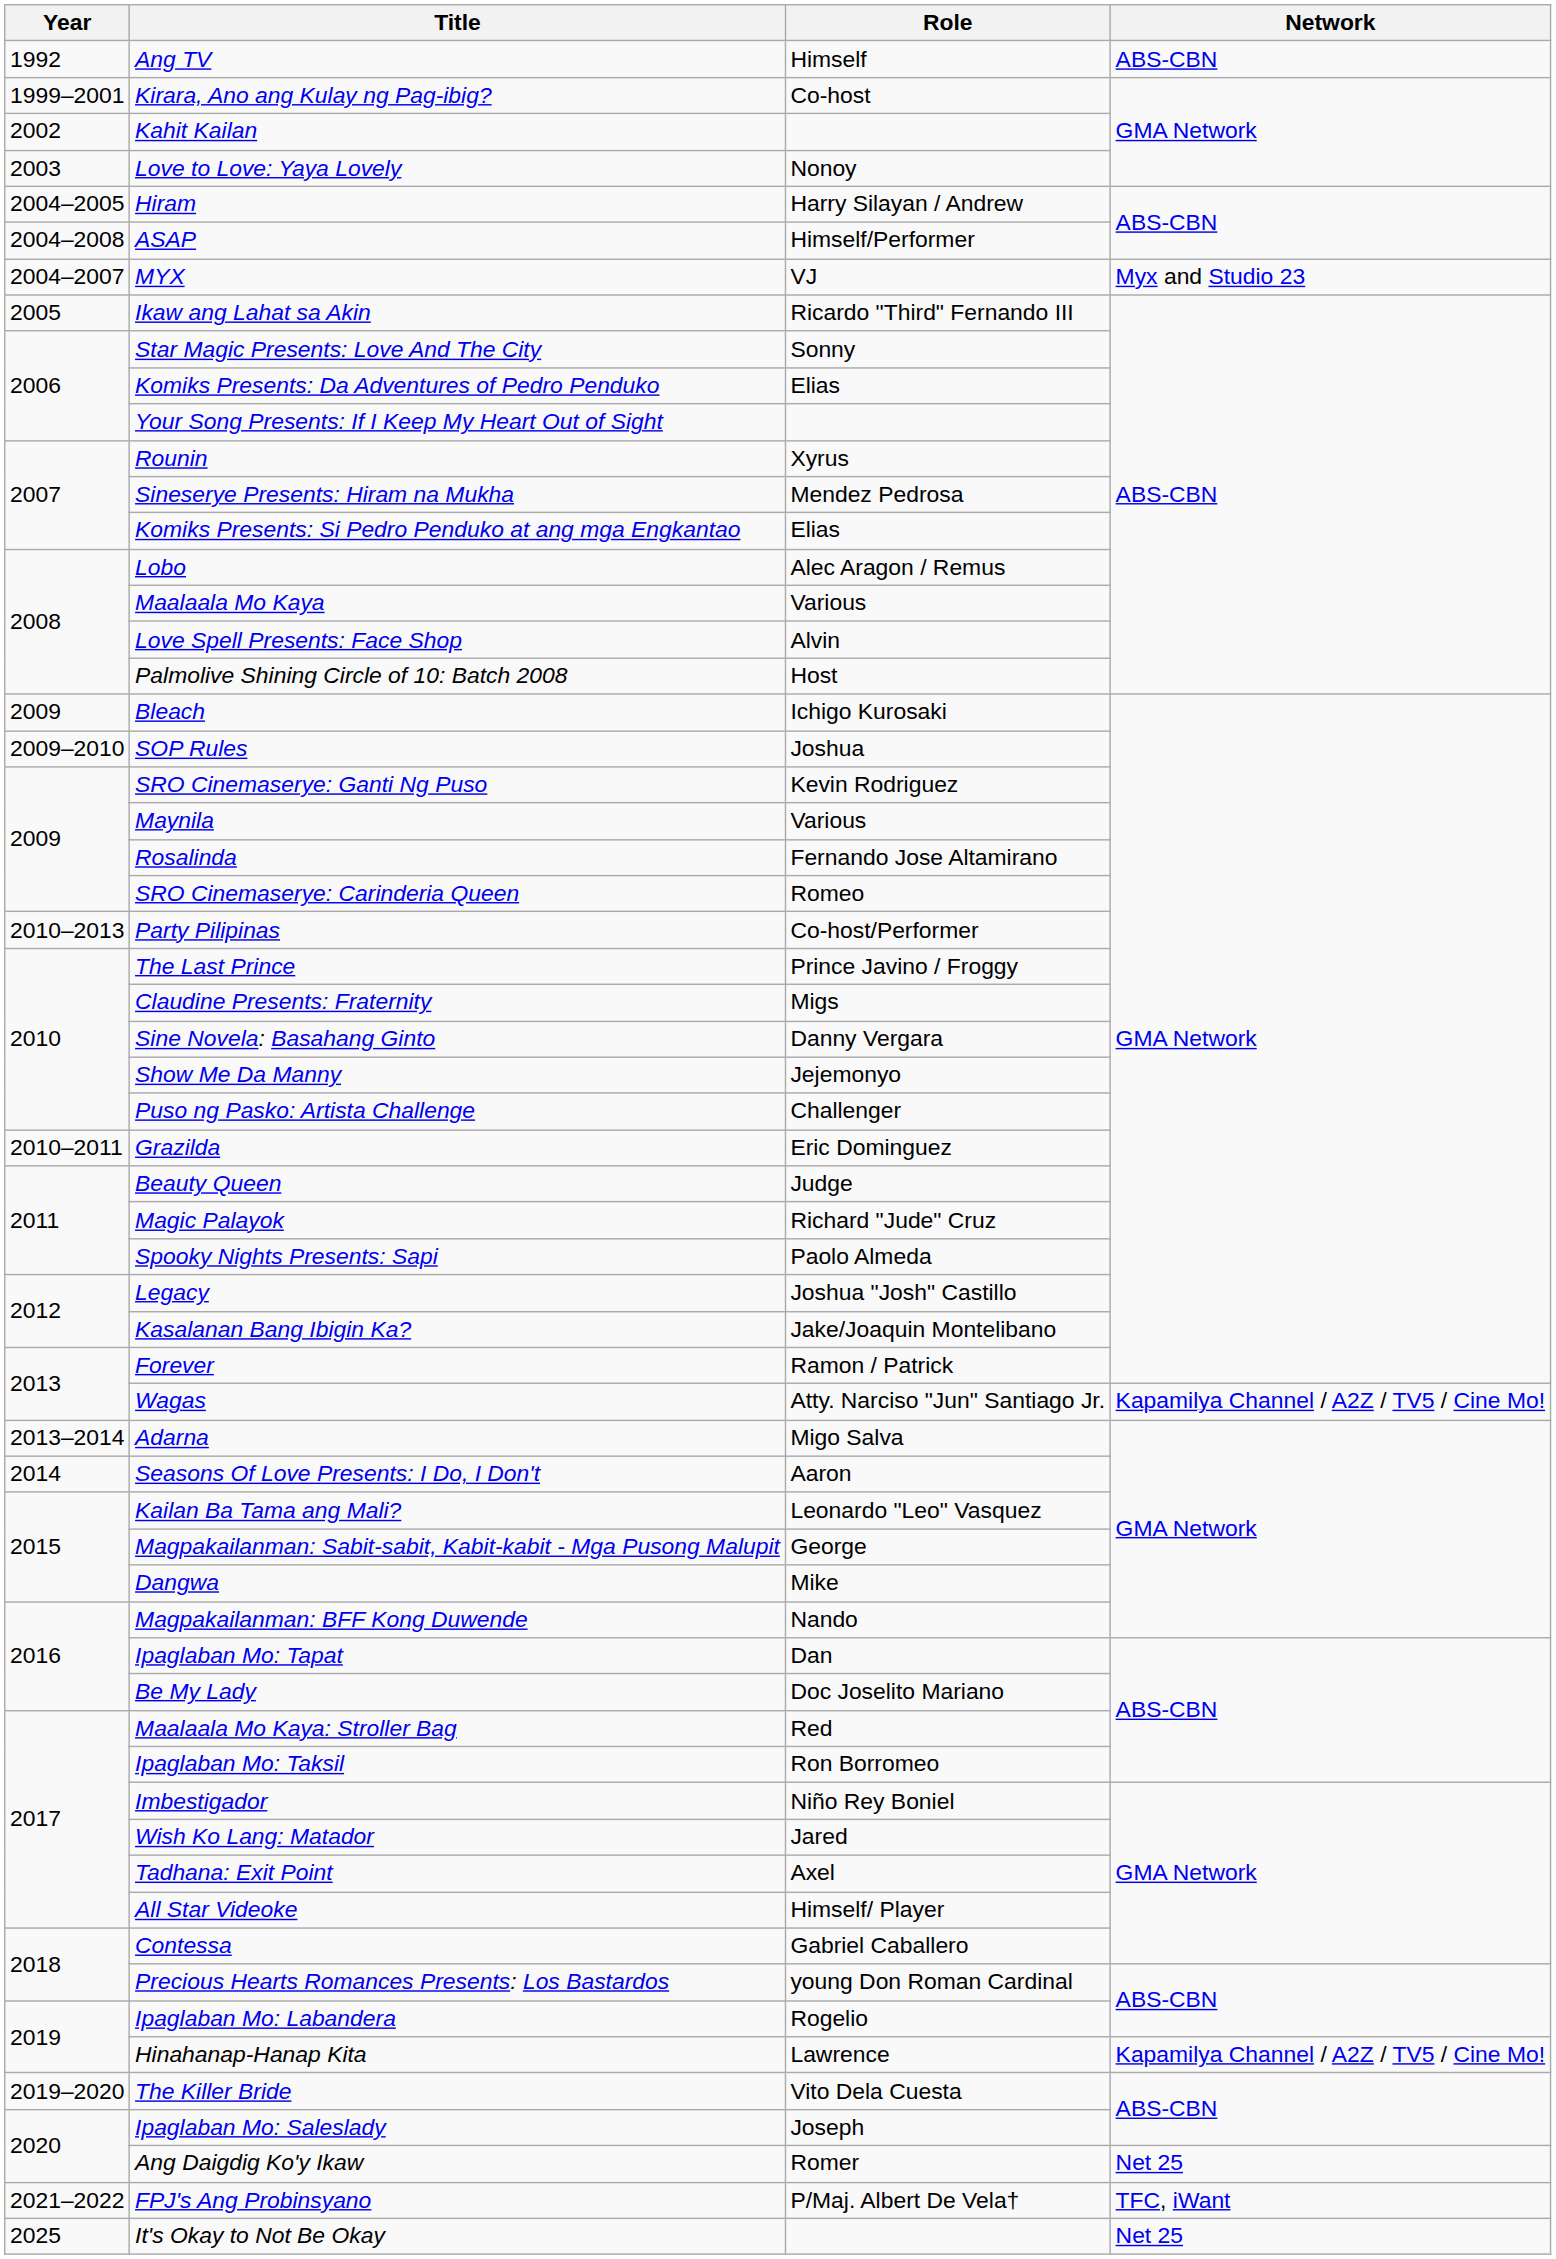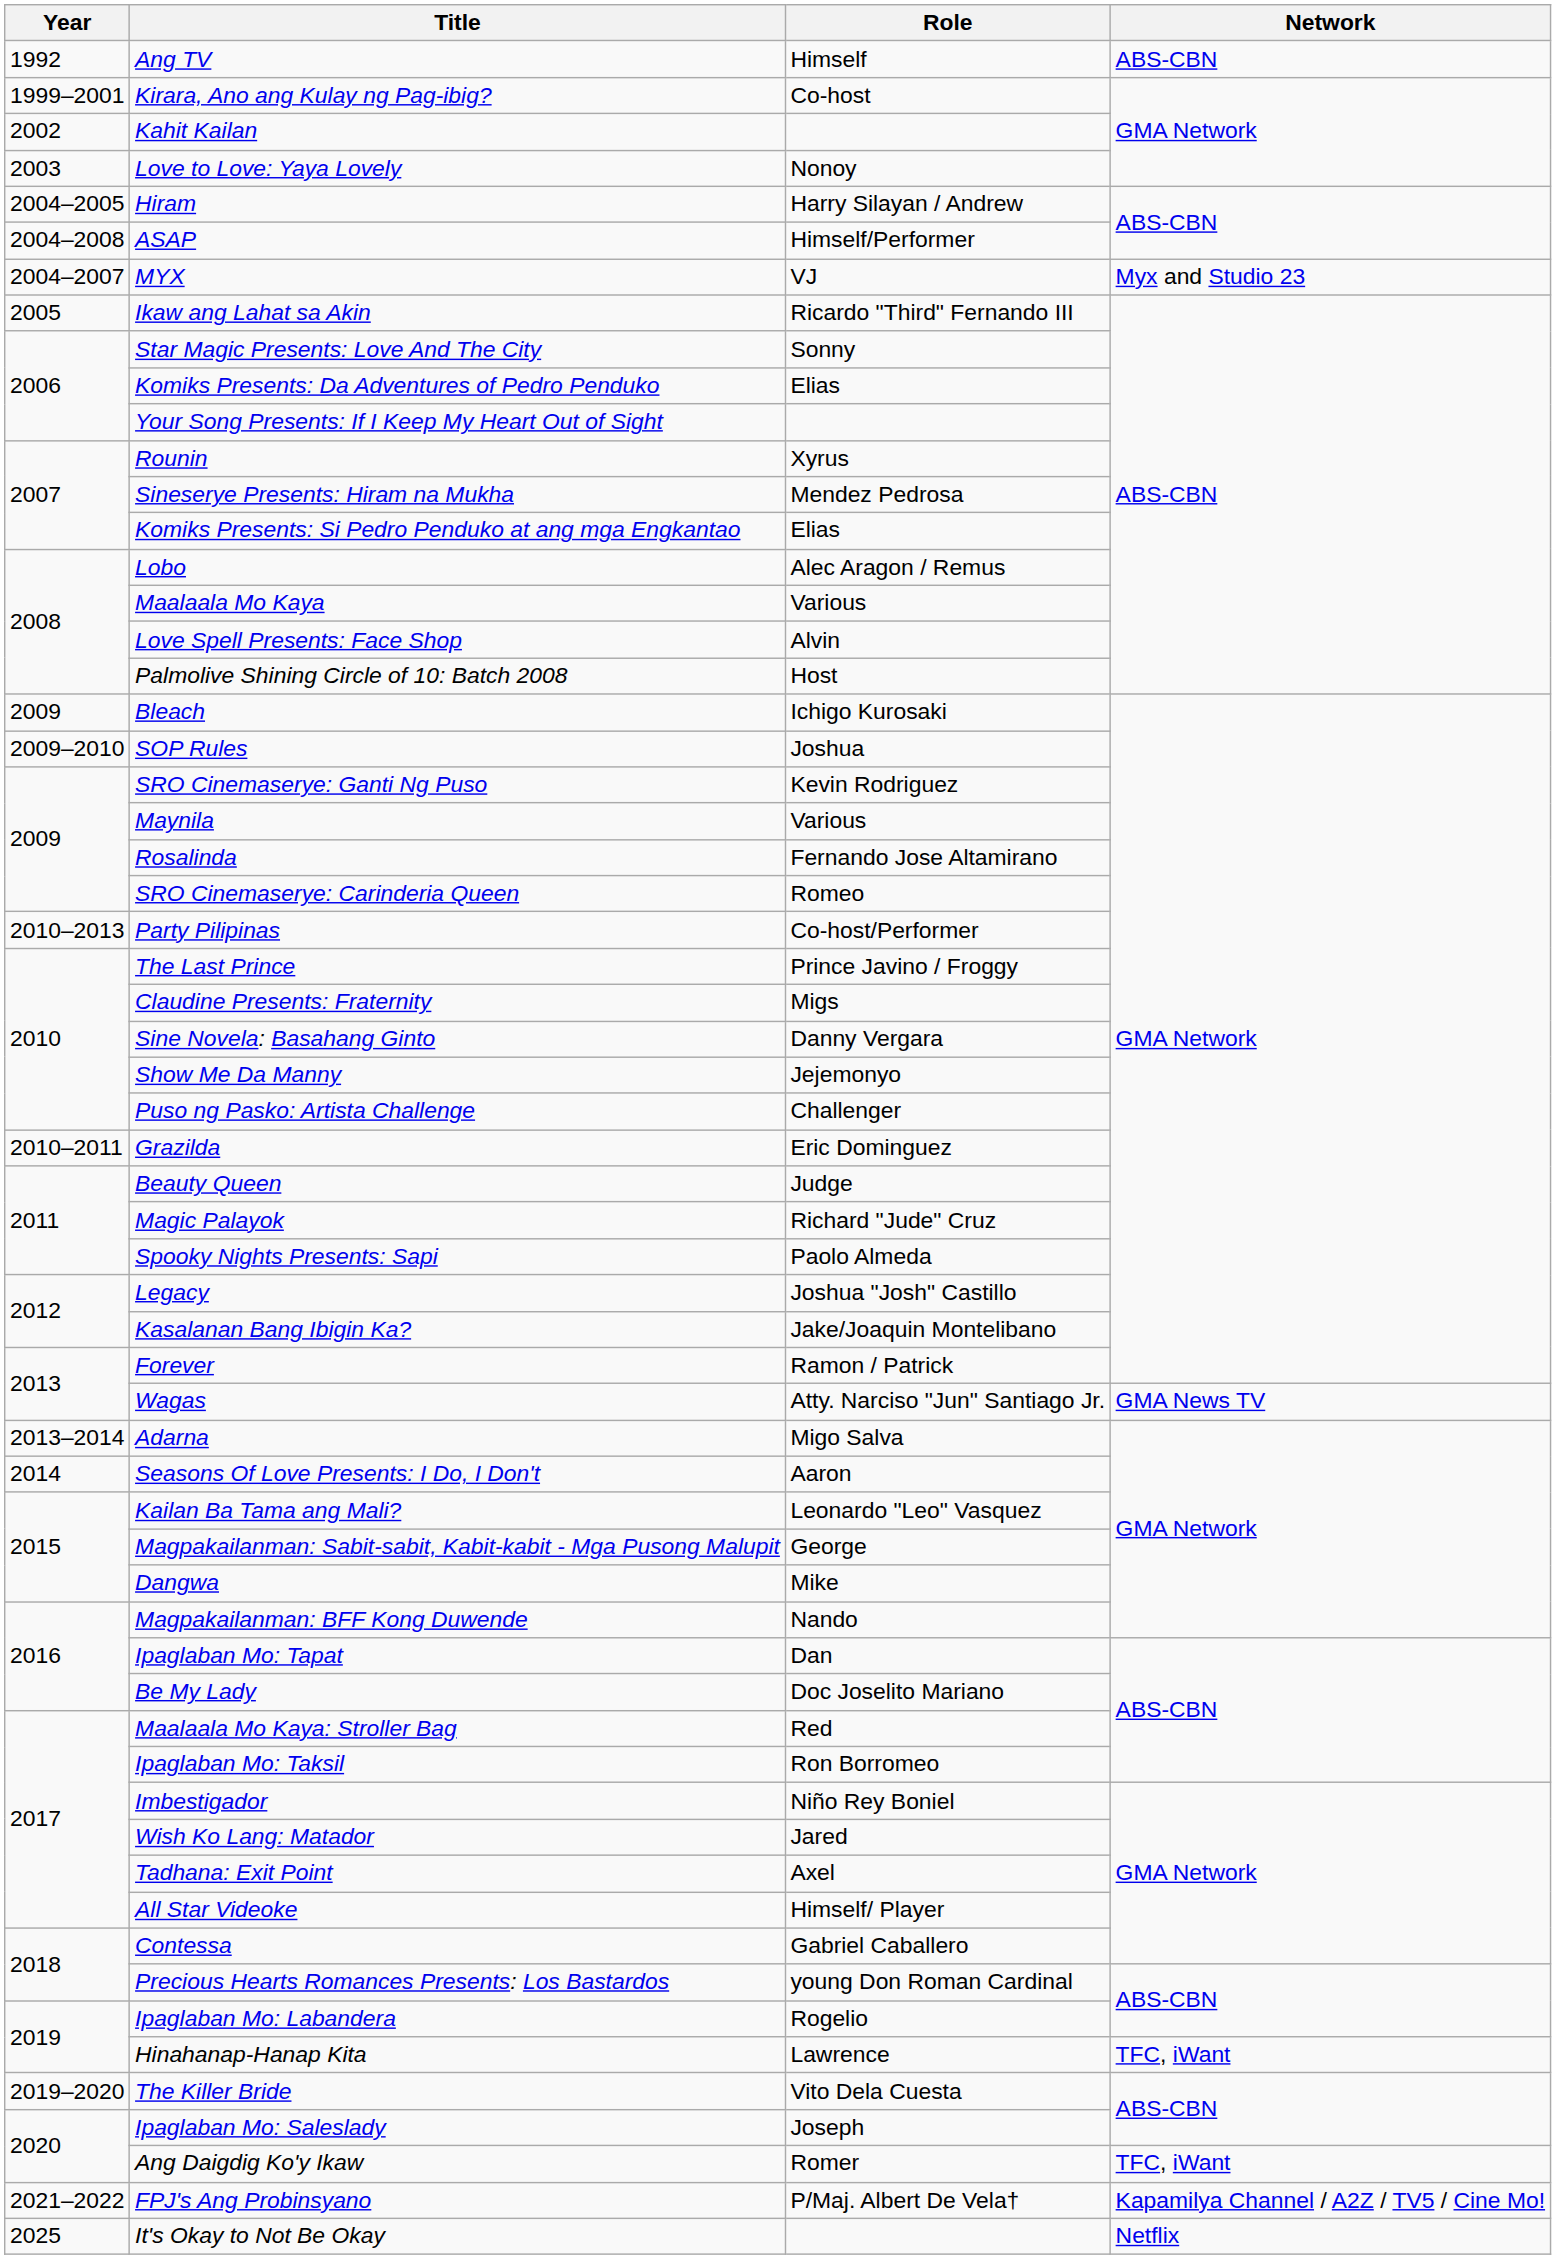(1330, 1401) Kapamilya Channel / A2Z / TV5 / Cine Mo! -> (1190, 1401) GMA News TV
(1330, 2054) Kapamilya Channel / A2Z / TV5 / Cine Mo! -> (1173, 2054) TFC, iWant
(1149, 2163) Net 25 -> (1173, 2163) TFC, iWant
(1173, 2199) TFC, iWant -> (1330, 2199) Kapamilya Channel / A2Z / TV5 / Cine Mo!
(1149, 2236) Net 25 -> (1147, 2236) Netflix
